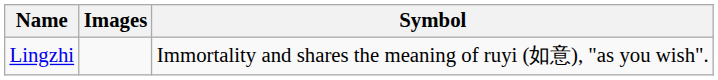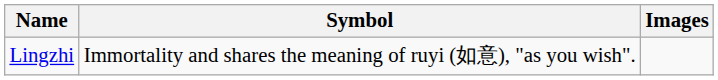columns swapped: (433, 20) <-> (116, 20)
